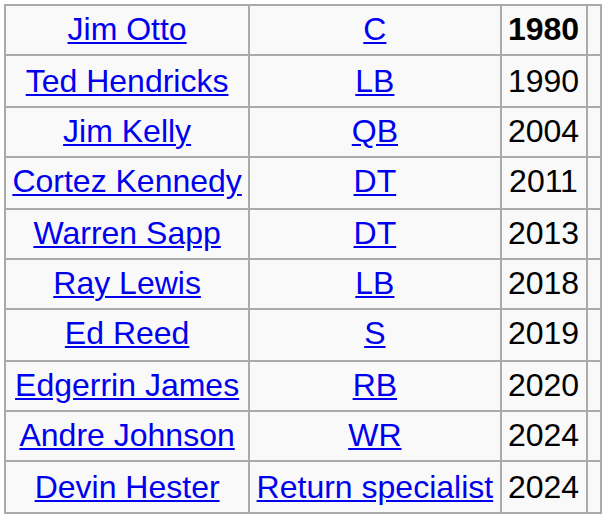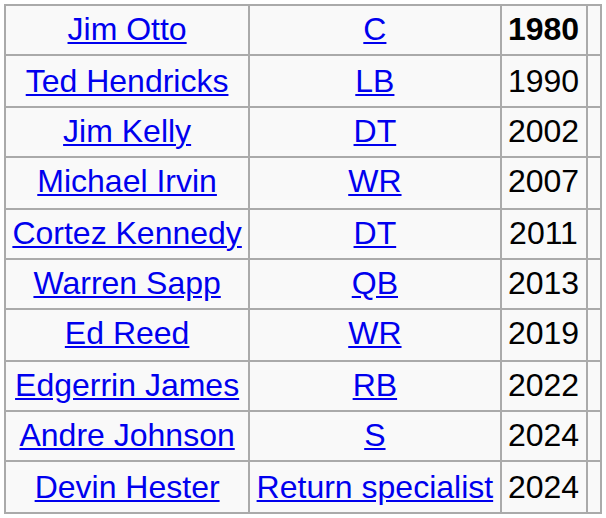(375, 131) QB -> (375, 131) DT
(544, 131) 2004 -> (544, 131) 2002
+ row: (127, 182)
(375, 232) DT -> (375, 283) QB
- row: (127, 283)
(375, 334) S -> (375, 334) WR
(544, 385) 2020 -> (544, 385) 2022
(375, 435) WR -> (375, 435) S
